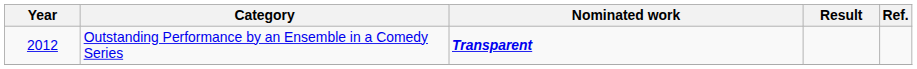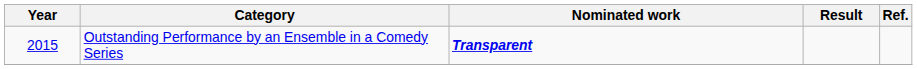(42, 45) 2012 -> (42, 45) 2015
